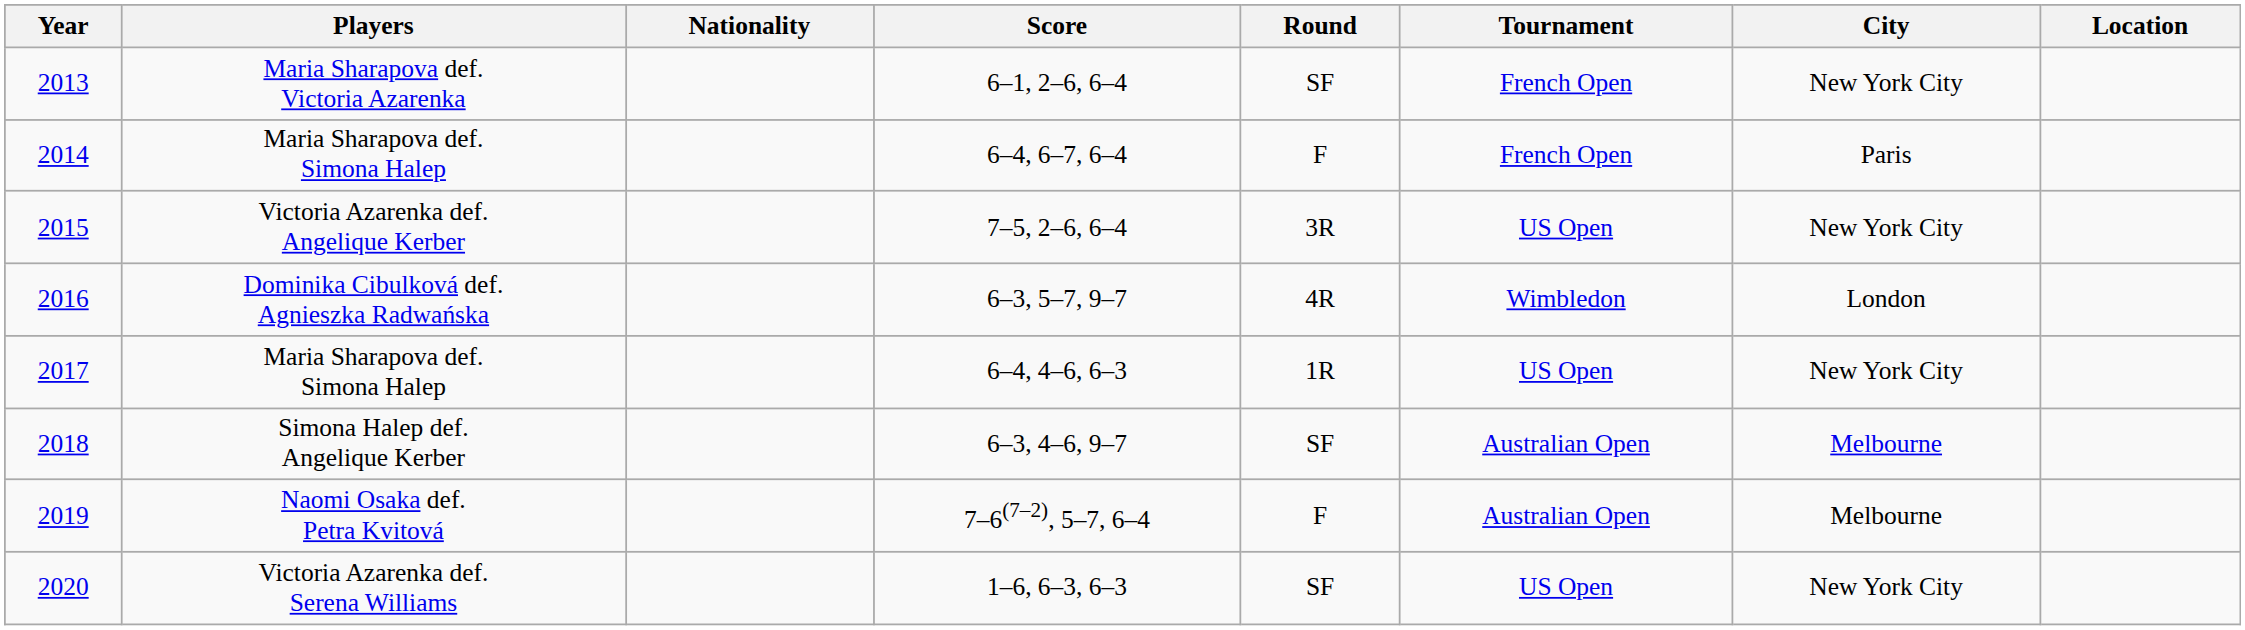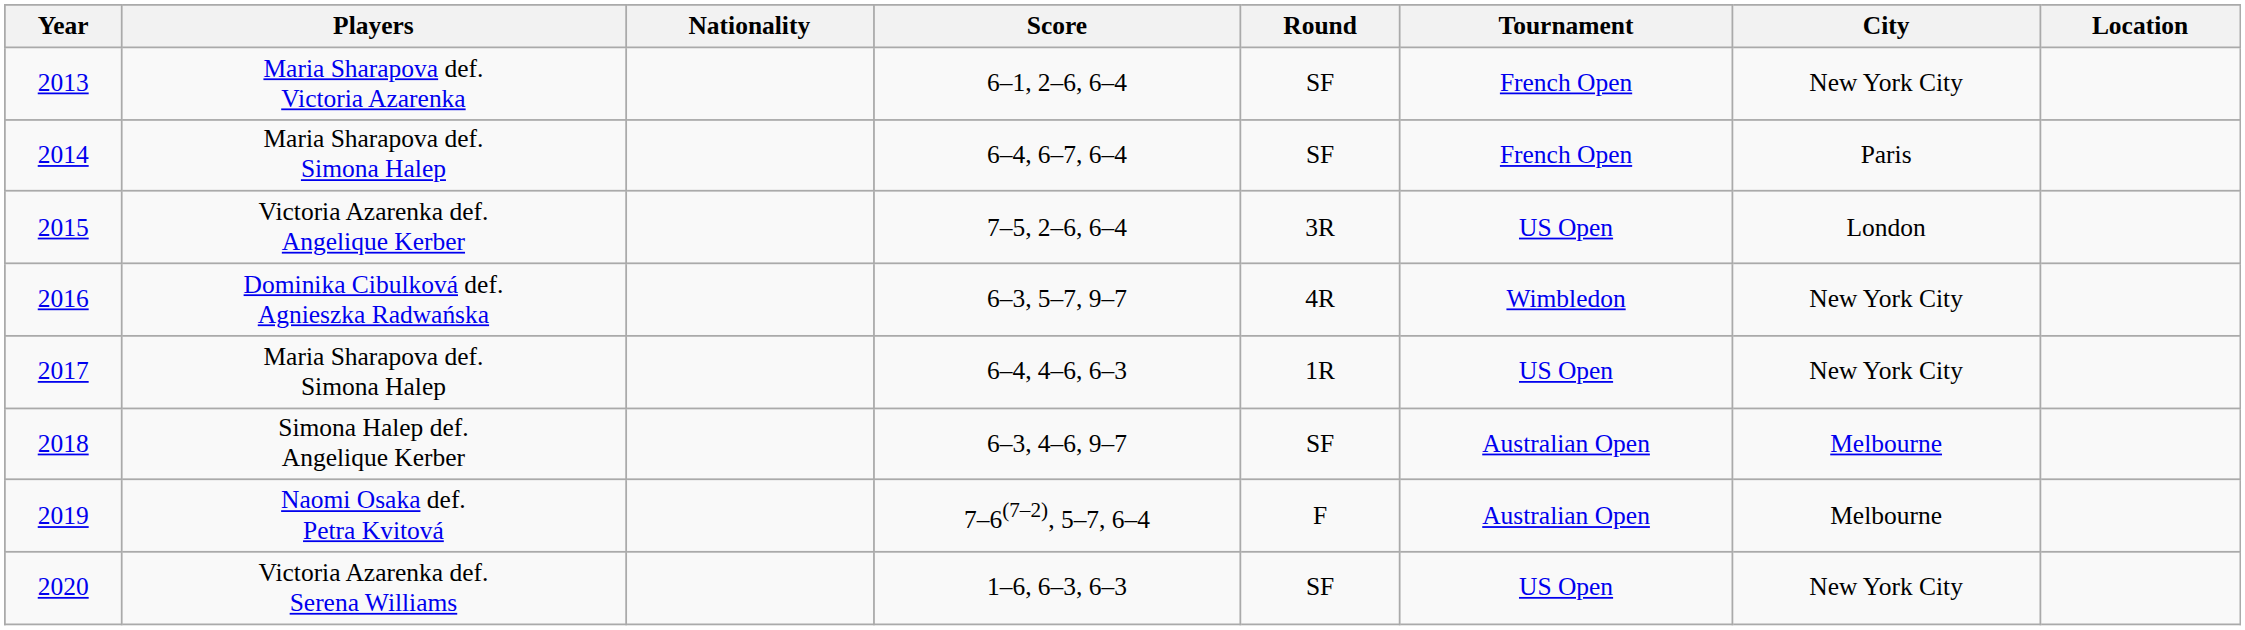(1320, 155) F -> (1320, 155) SF
(1886, 227) New York City -> (1886, 227) London
(1886, 299) London -> (1886, 299) New York City
